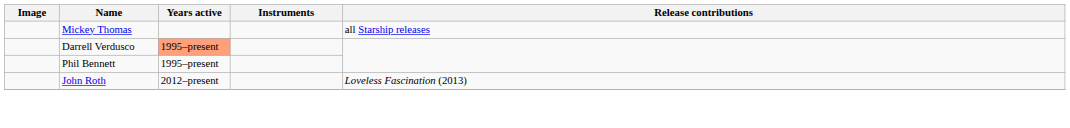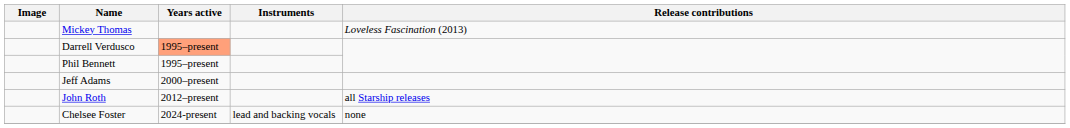(387, 30) all Starship releases -> (406, 30) Loveless Fascination (2013)
+ row: (86, 81)
(406, 81) Loveless Fascination (2013) -> (387, 98) all Starship releases
+ row: (94, 115)
